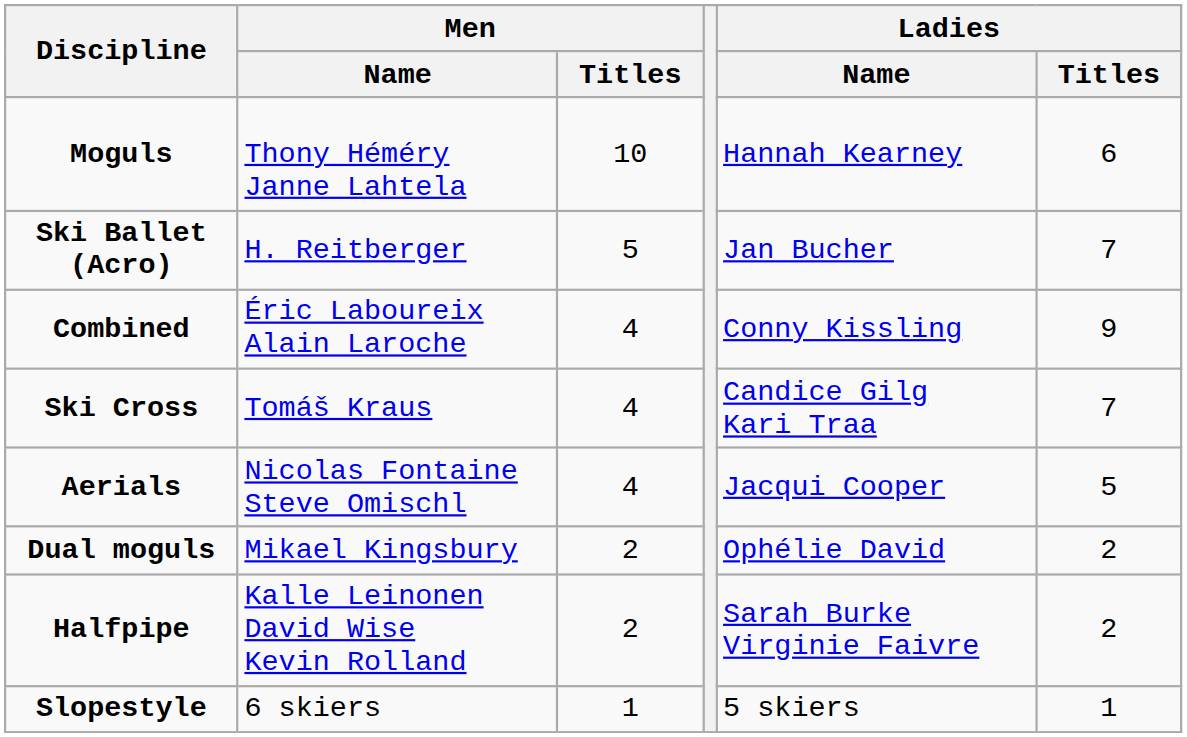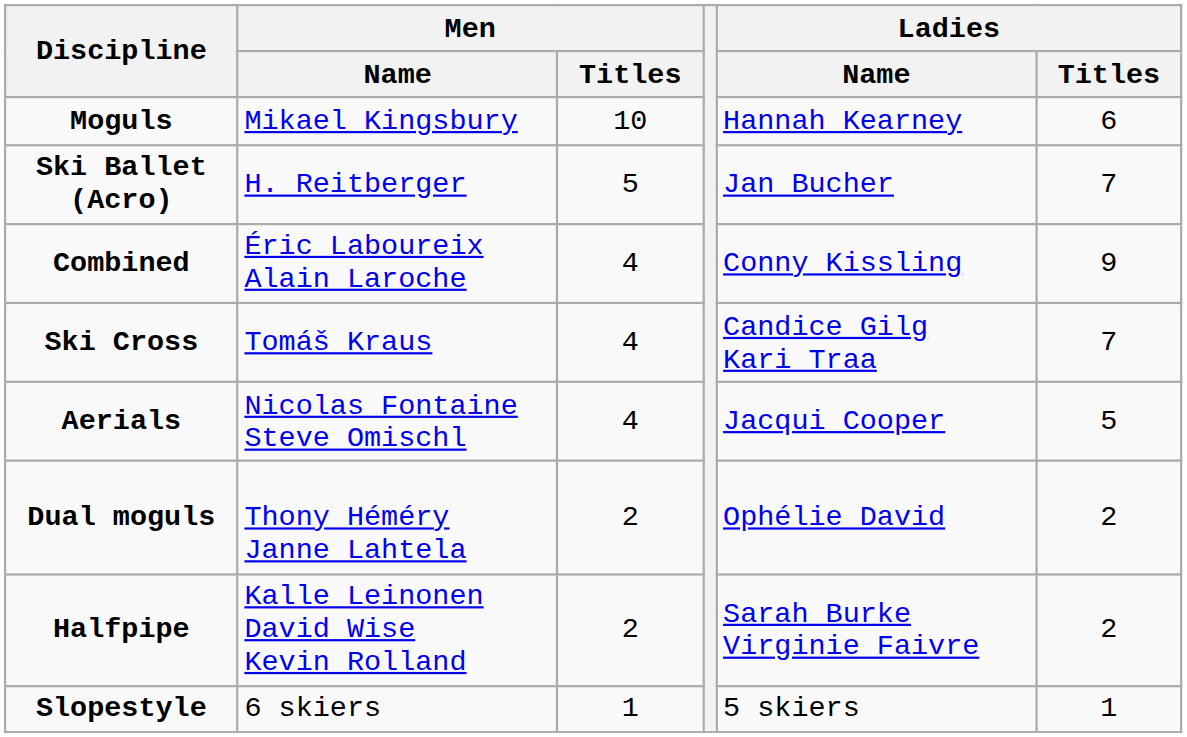(355, 170) Thony Héméry Janne Lahtela -> (381, 121) Mikael Kingsbury
(381, 550) Mikael Kingsbury -> (355, 534) Thony Héméry Janne Lahtela
